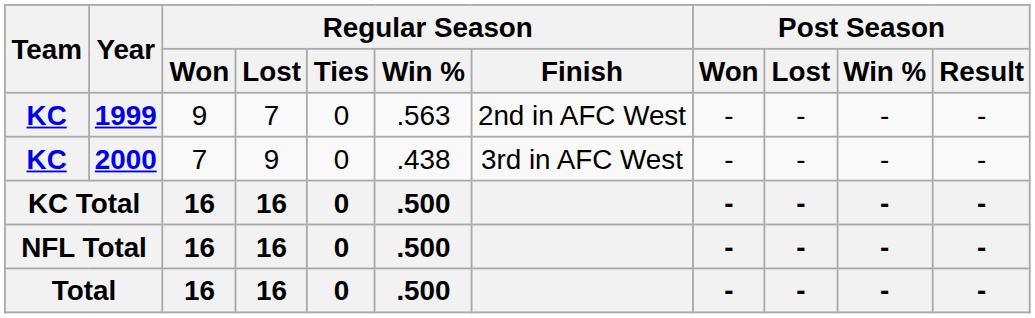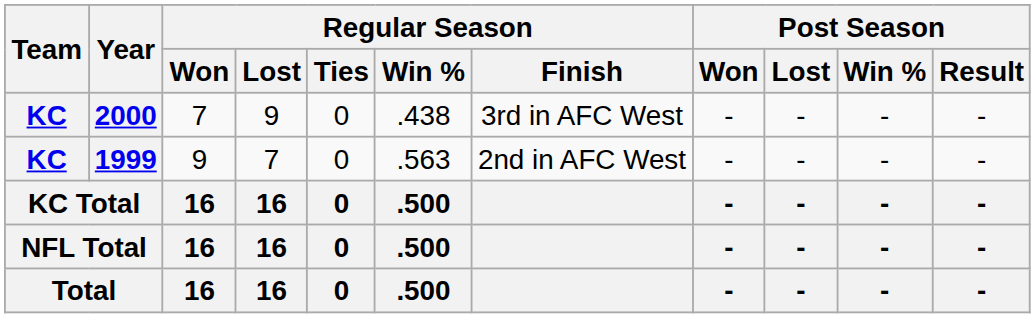rows swapped: (126, 115) <-> (126, 159)
